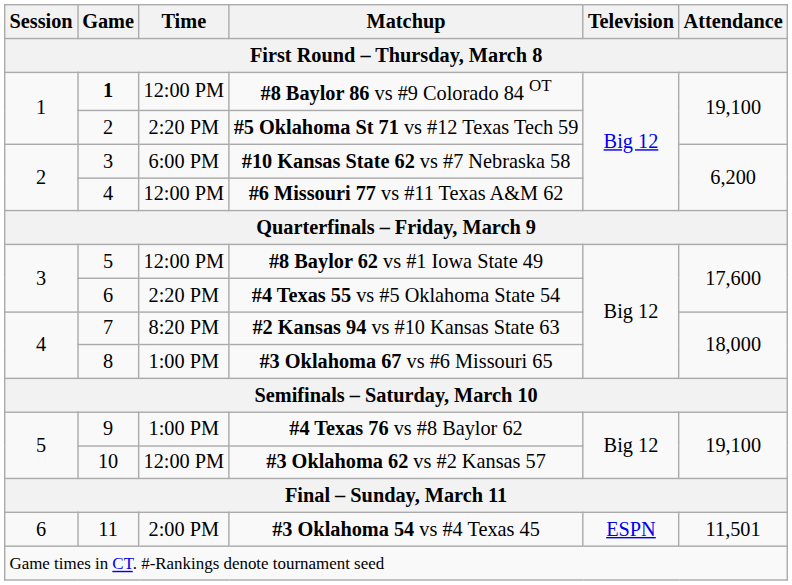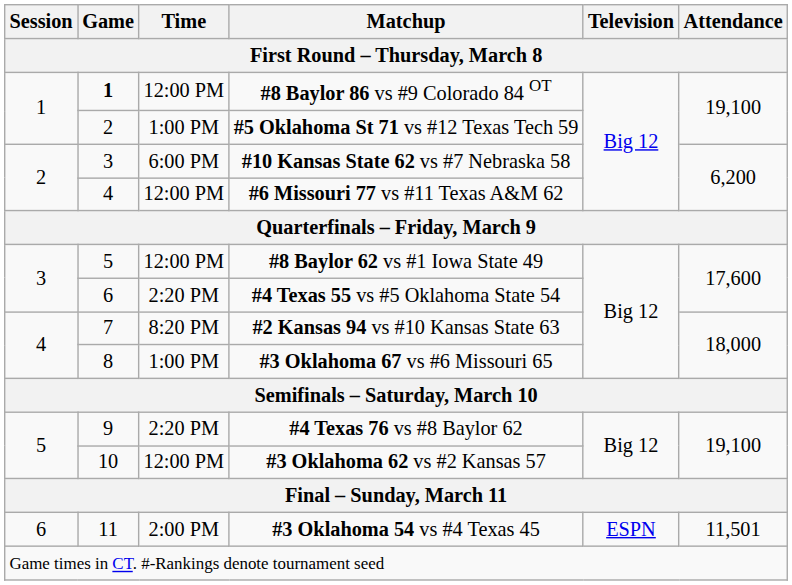(184, 127) 2:20 PM -> (184, 127) 1:00 PM
(184, 428) 1:00 PM -> (184, 428) 2:20 PM
